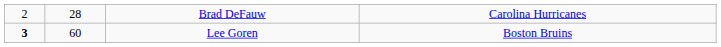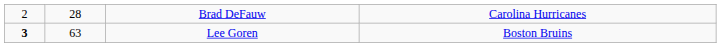(75, 33) 60 -> (75, 33) 63
